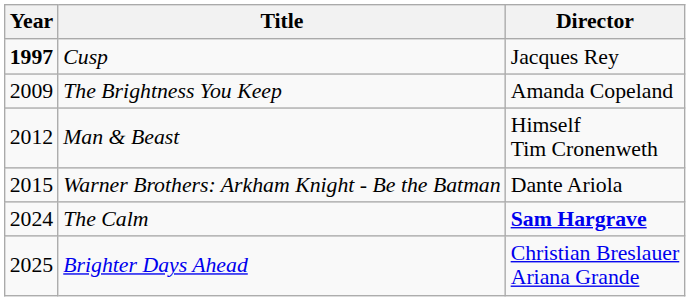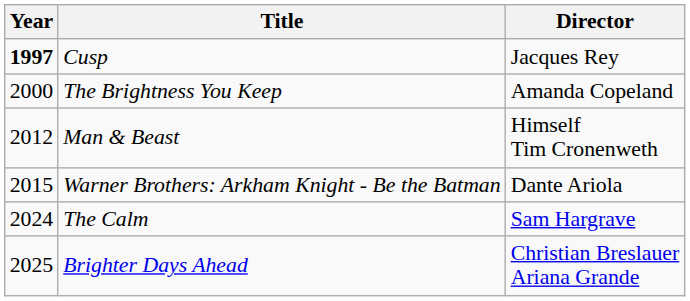(31, 90) 2009 -> (31, 90) 2000
(579, 218) bold -> (573, 218) normal
